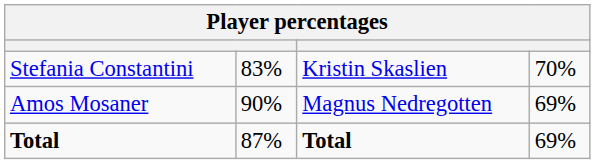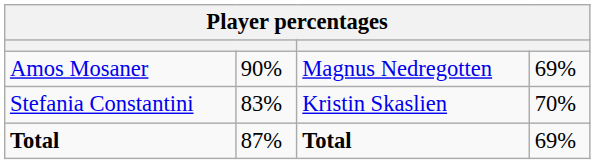rows swapped: (102, 68) <-> (79, 104)
